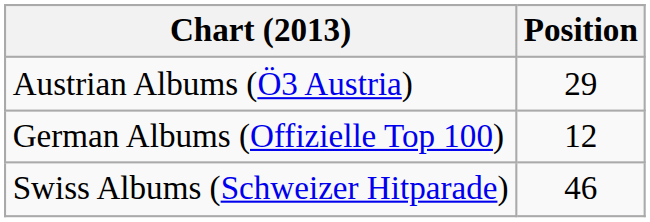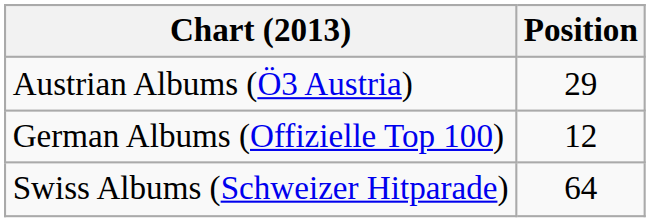(581, 188) 46 -> (581, 188) 64
